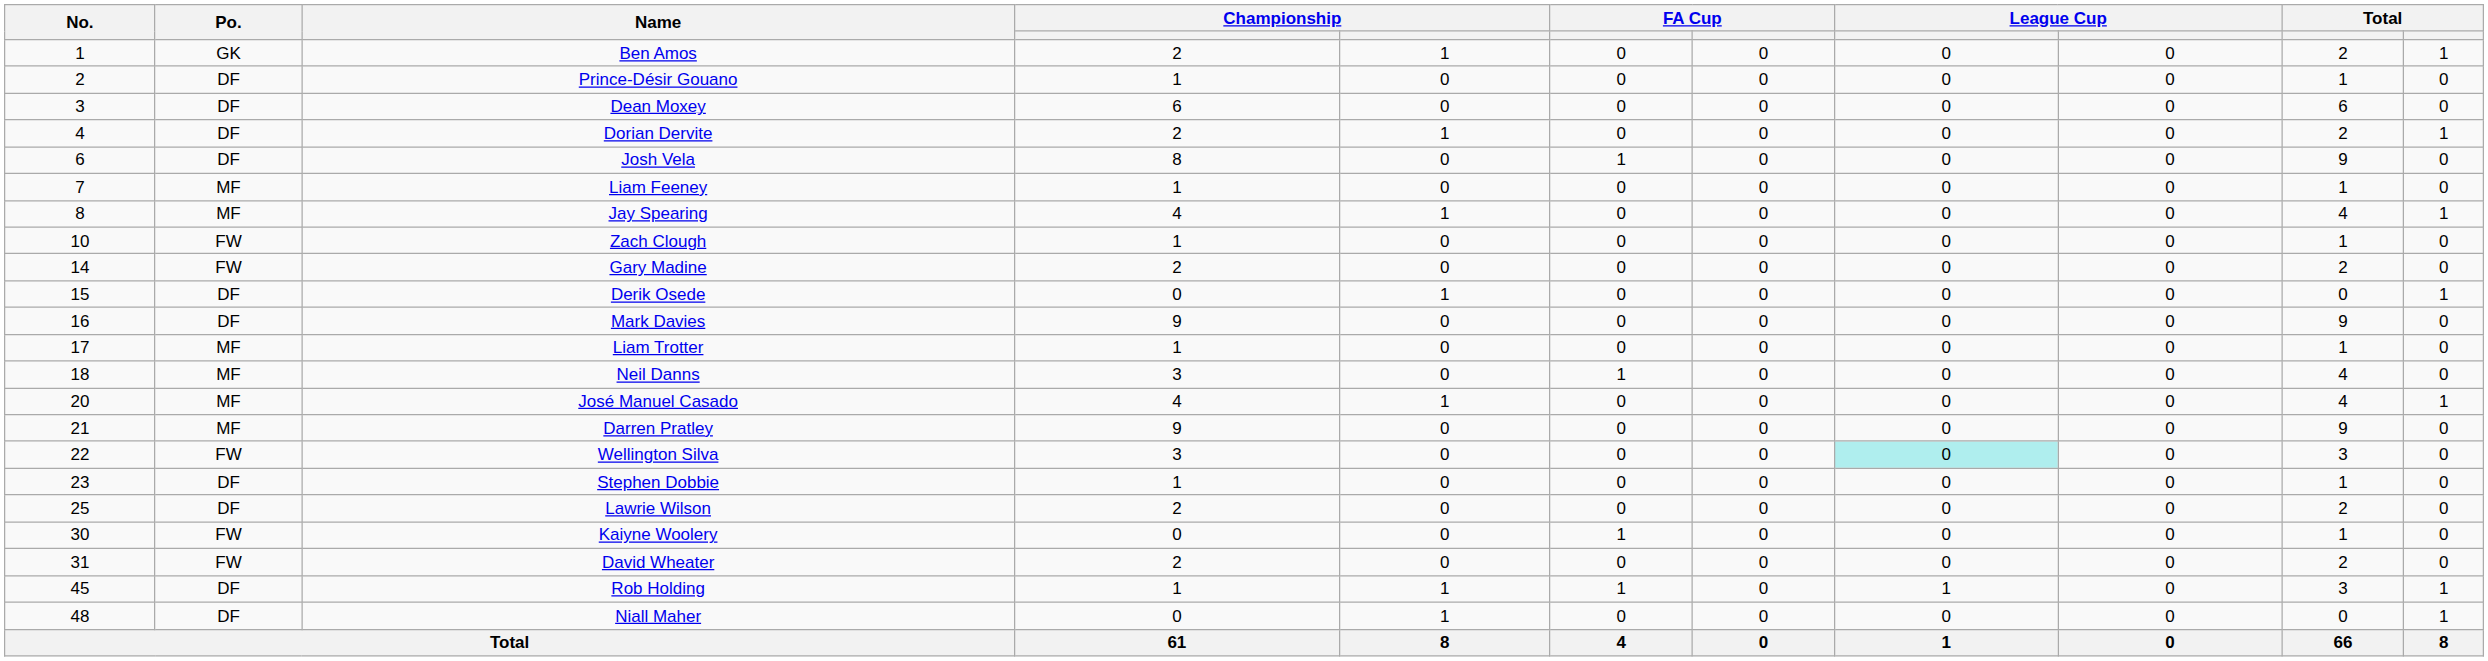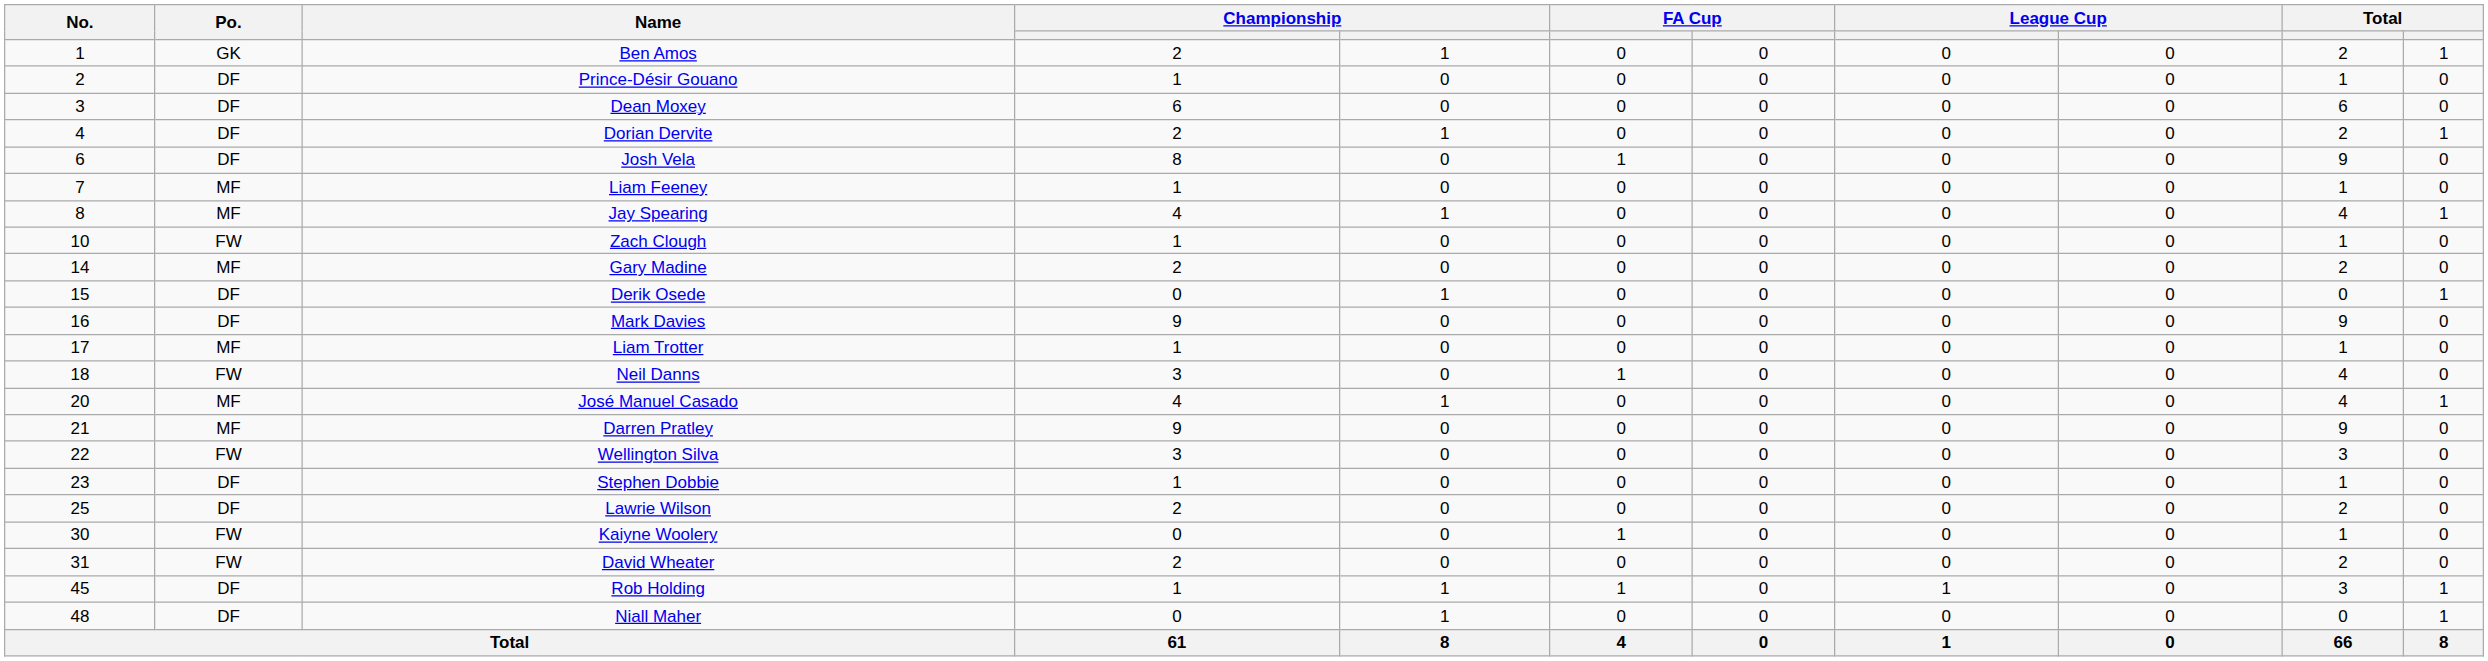(228, 267) FW -> (228, 267) MF
(228, 374) MF -> (228, 374) FW
(1946, 454) paleturquoise background -> (1946, 454) no background
